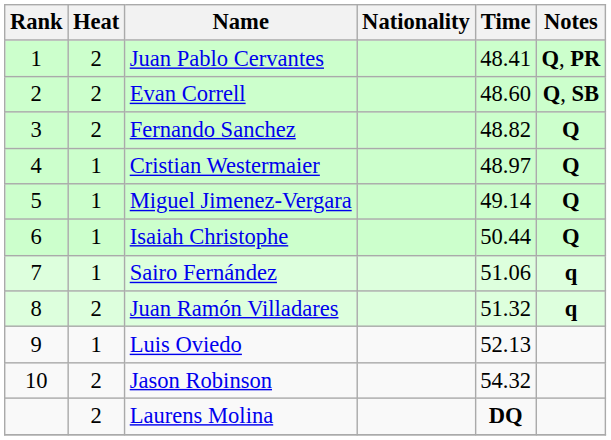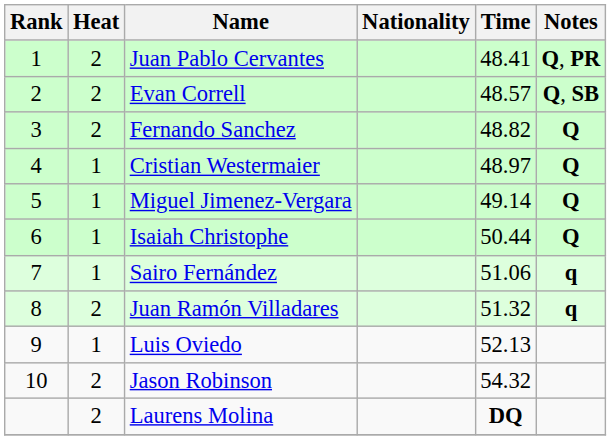(506, 93) 48.60 -> (506, 93) 48.57
